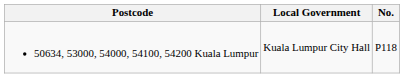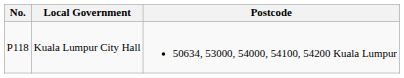columns swapped: (386, 13) <-> (133, 13)
